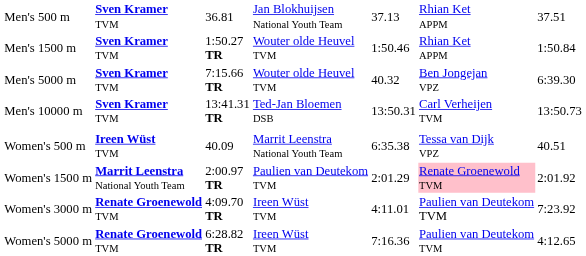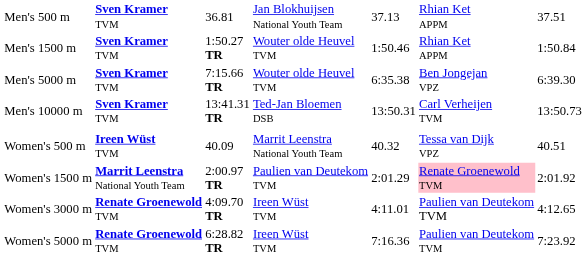(385, 79) 40.32 -> (390, 79) 6:35.38
(390, 146) 6:35.38 -> (385, 146) 40.32
(556, 209) 7:23.92 -> (556, 209) 4:12.65
(556, 241) 4:12.65 -> (556, 241) 7:23.92
